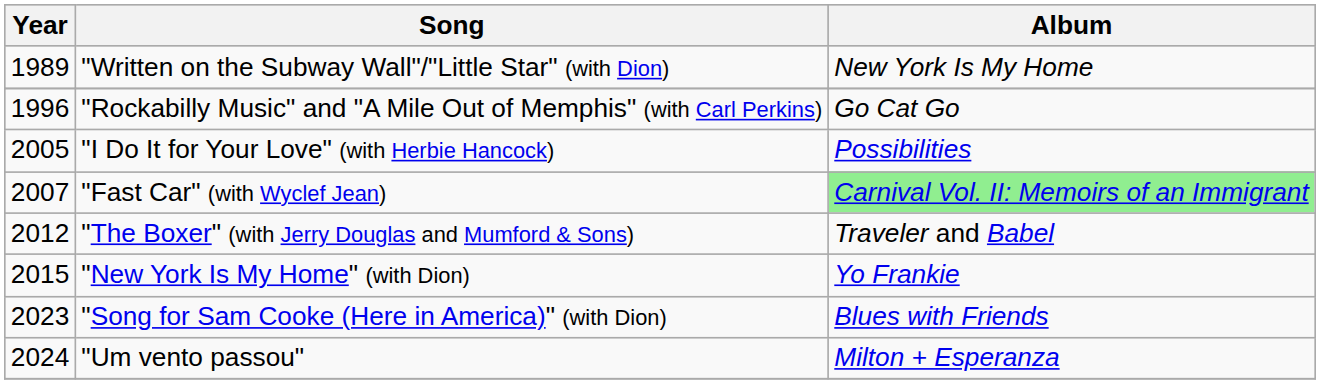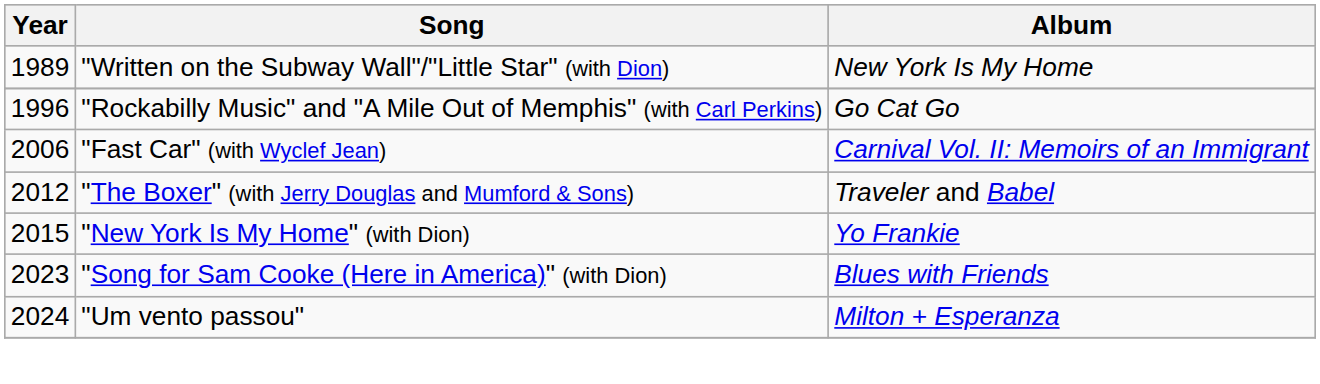- row: (318, 150)
(40, 191) 2007 -> (40, 150) 2006
(1071, 191) lightgreen background -> (1071, 150) no background
